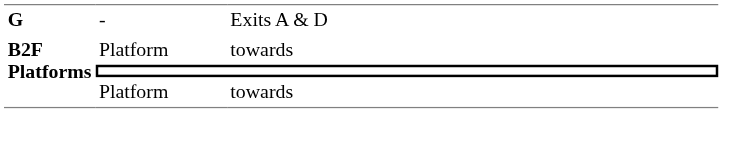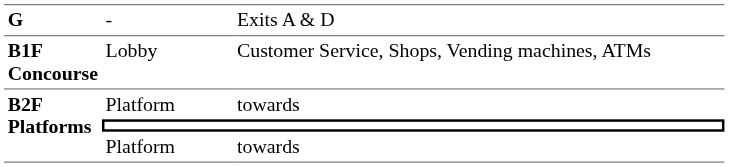+ row: (131, 50)
